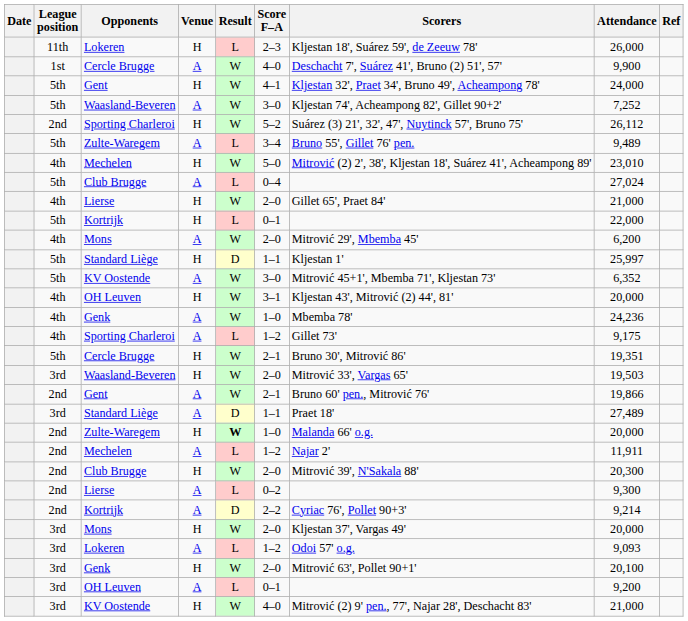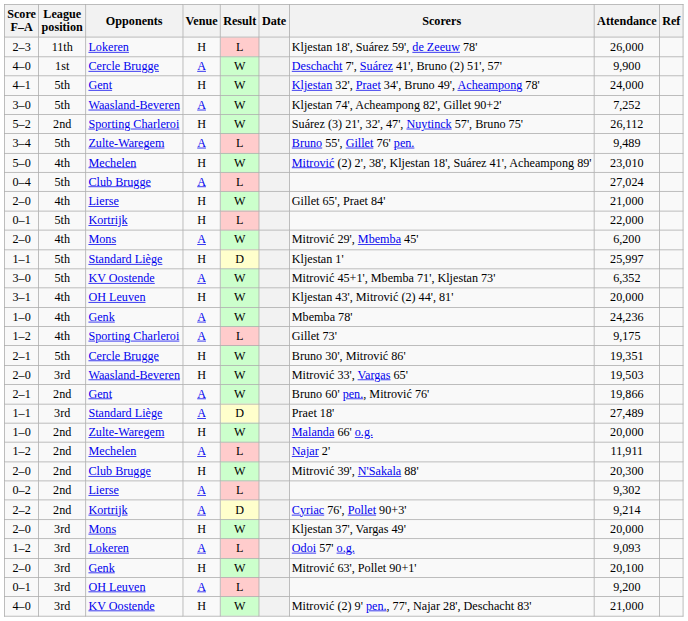columns swapped: (19, 20) <-> (272, 20)
(235, 432) bold -> (240, 432) normal
(627, 490) 9,300 -> (627, 490) 9,302
